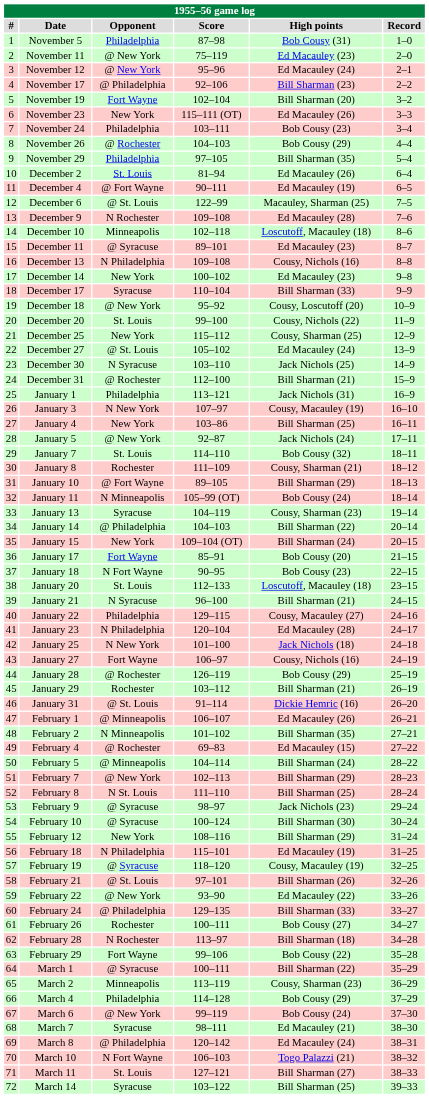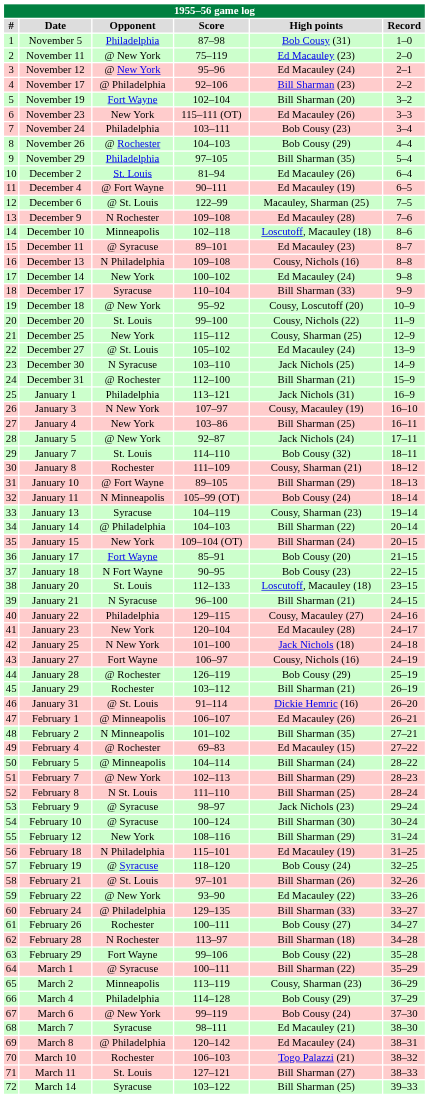(316, 276) Ed Macauley (23) -> (316, 276) Ed Macauley (24)
(133, 630) N Philadelphia -> (133, 630) New York
(316, 866) Cousy, Macauley (19) -> (316, 866) Bob Cousy (24)
(133, 1057) N Fort Wayne -> (133, 1057) Rochester
